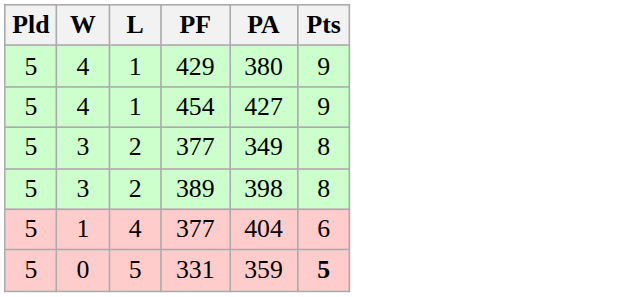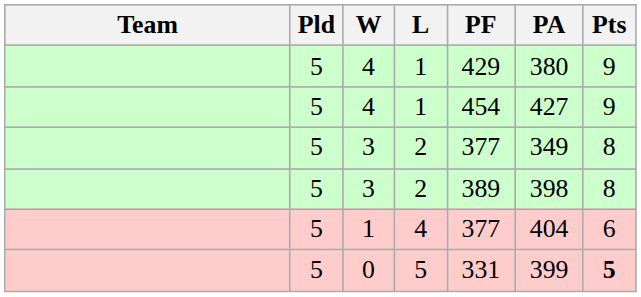+ column: (148, 24)
(264, 270) 359 -> (549, 270) 399
